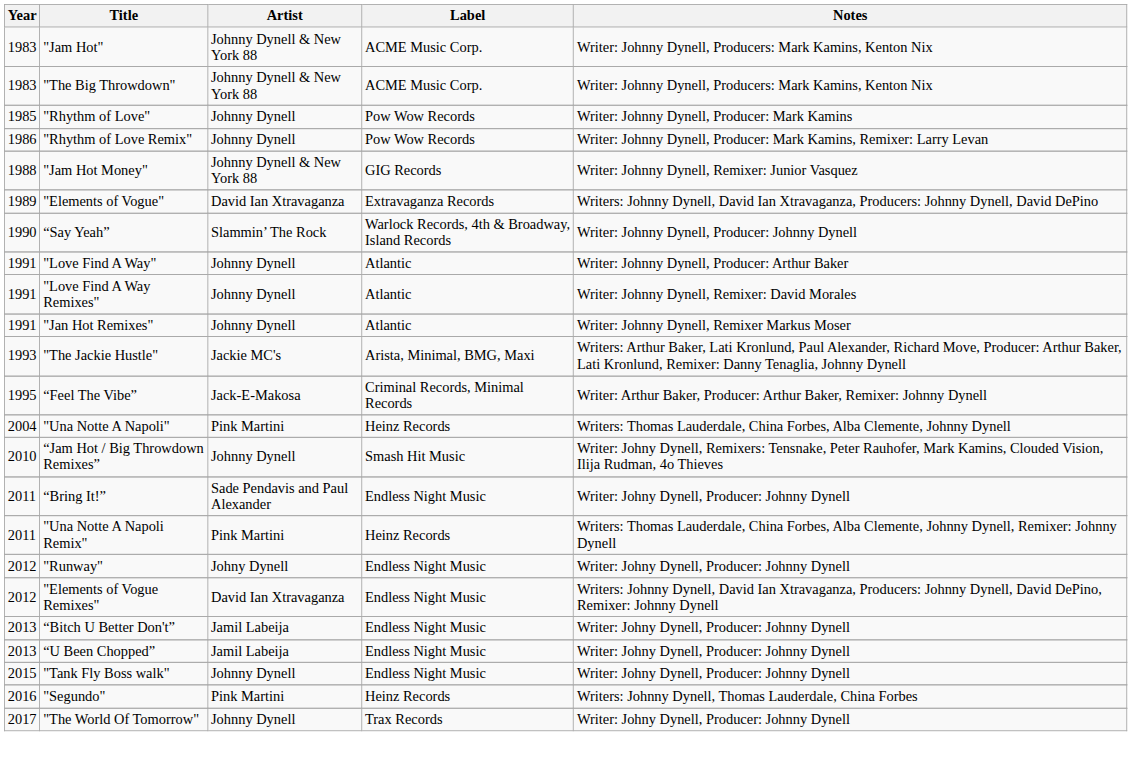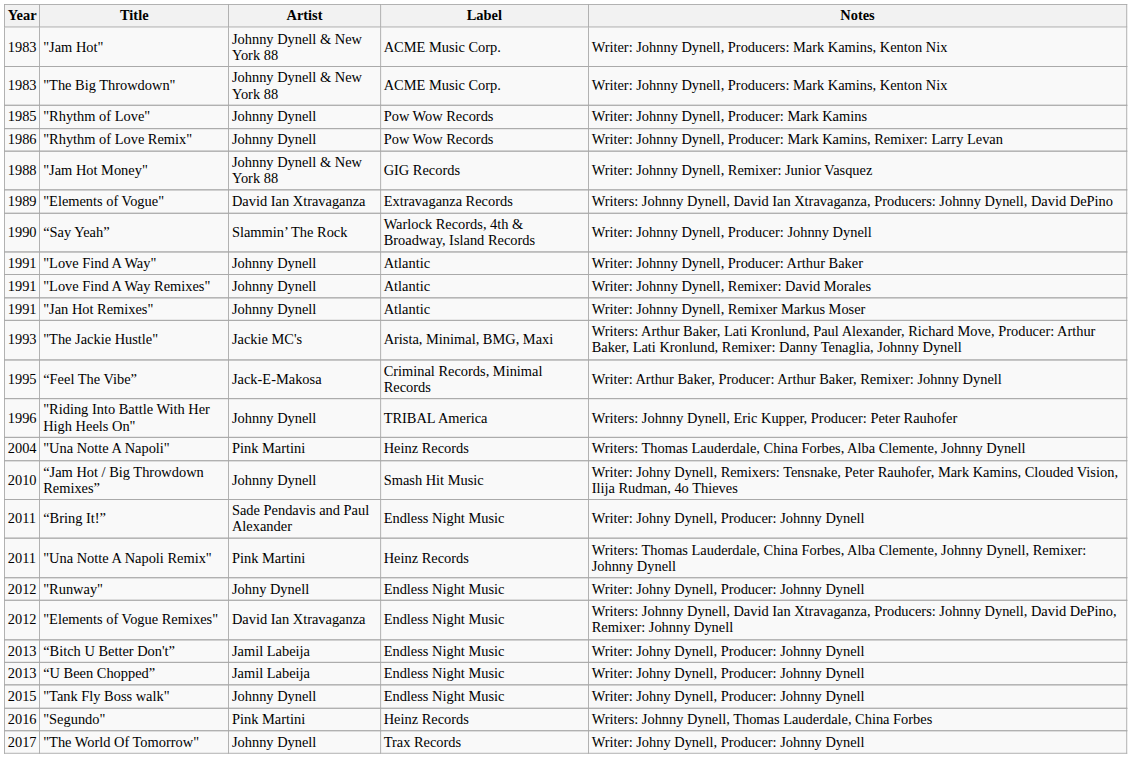+ row: (127, 418)
